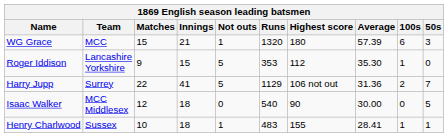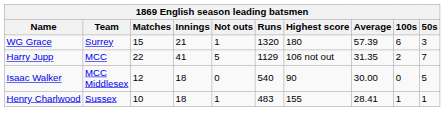(96, 42) MCC -> (99, 42) Surrey
- row: (36, 63)
(99, 83) Surrey -> (96, 57) MCC
(370, 83) 31.36 -> (366, 57) 31.35
